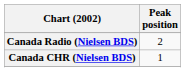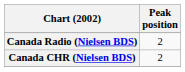(160, 58) 1 -> (160, 58) 2
